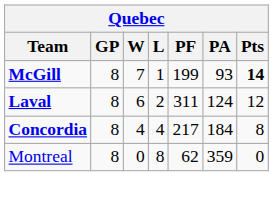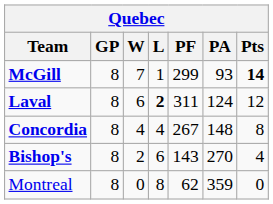(186, 74) 199 -> (186, 74) 299
(160, 101) normal -> (160, 101) bold
(186, 129) 217 -> (186, 129) 267
(220, 129) 184 -> (220, 129) 148
+ row: (40, 157)
